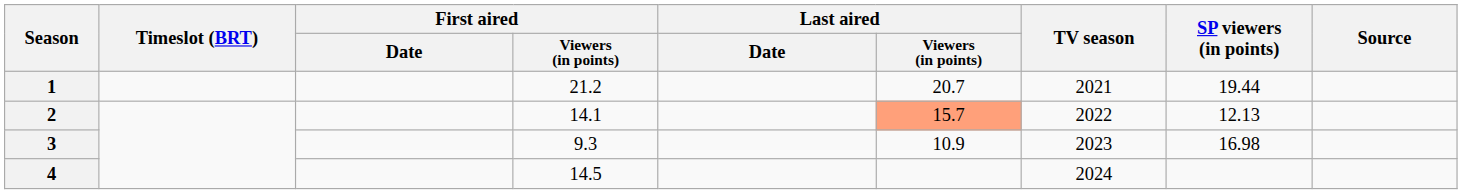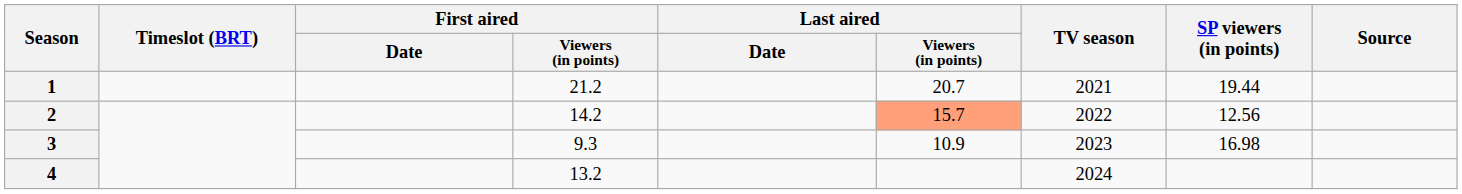(586, 115) 14.1 -> (586, 115) 14.2
(1239, 115) 12.13 -> (1239, 115) 12.56
(586, 173) 14.5 -> (586, 173) 13.2
